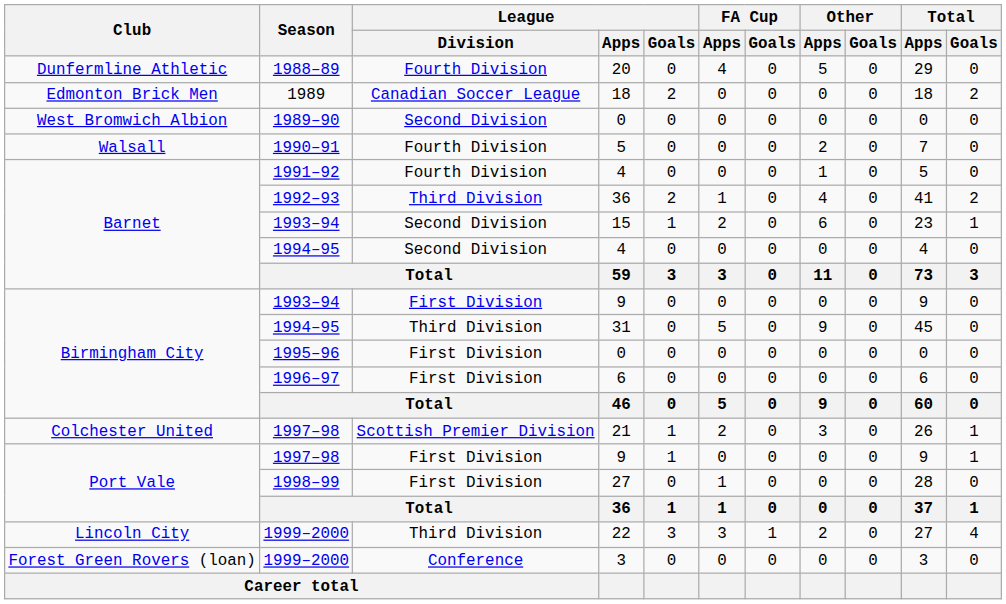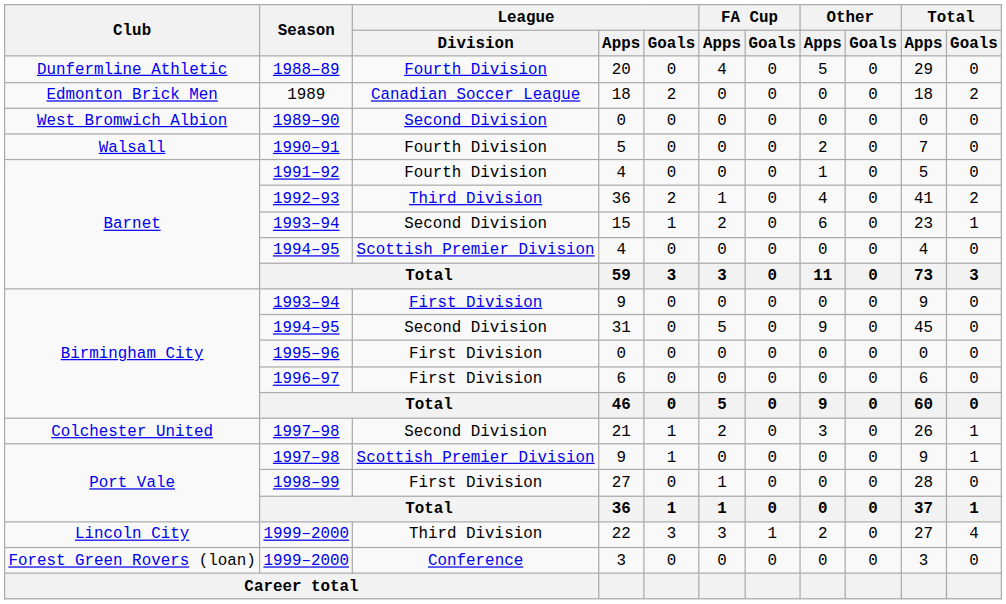(476, 250) Second Division -> (476, 250) Scottish Premier Division
(476, 328) Third Division -> (476, 328) Second Division
(476, 431) Scottish Premier Division -> (476, 431) Second Division
(476, 457) First Division -> (476, 457) Scottish Premier Division
